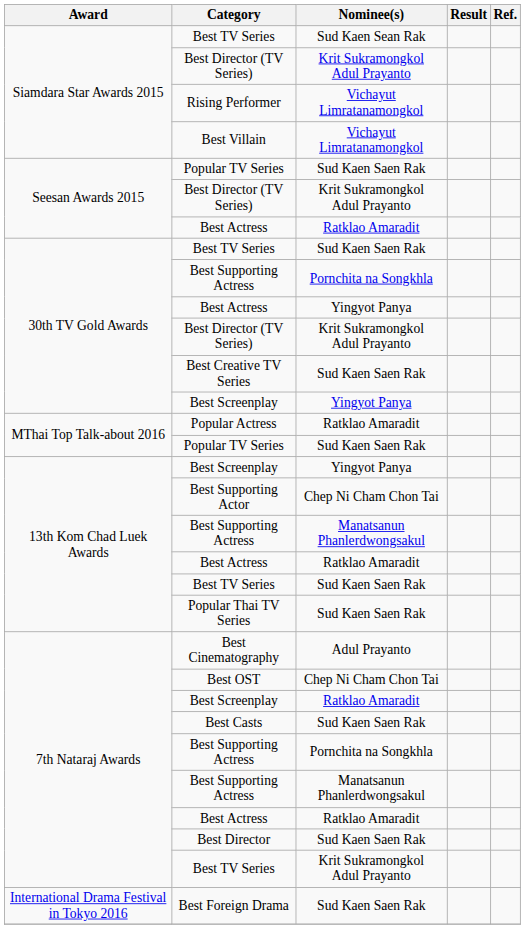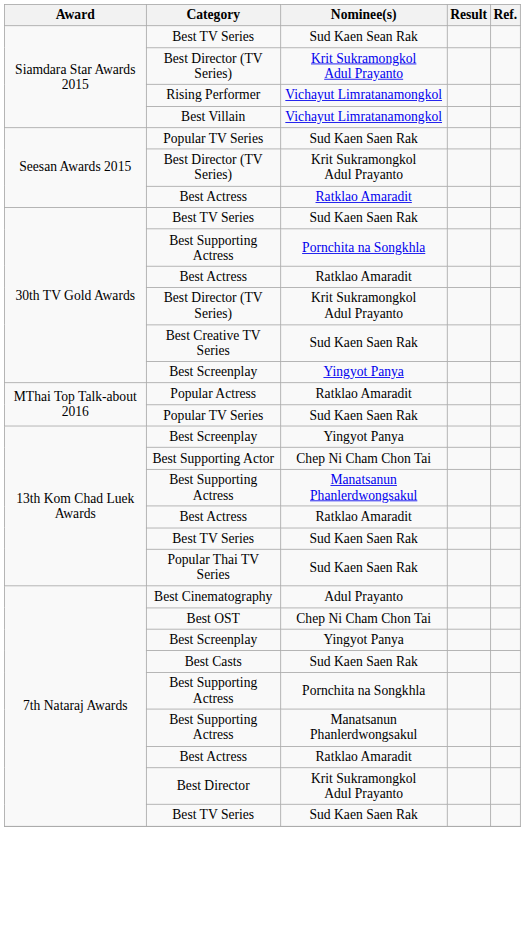(371, 307) Yingyot Panya -> (364, 276) Ratklao Amaradit
(371, 701) Ratklao Amaradit -> (364, 640) Yingyot Panya
(371, 839) Sud Kaen Saen Rak -> (364, 786) Krit Sukramongkol Adul Prayanto
(371, 868) Krit Sukramongkol Adul Prayanto -> (364, 815) Sud Kaen Saen Rak
- row: (88, 905)
